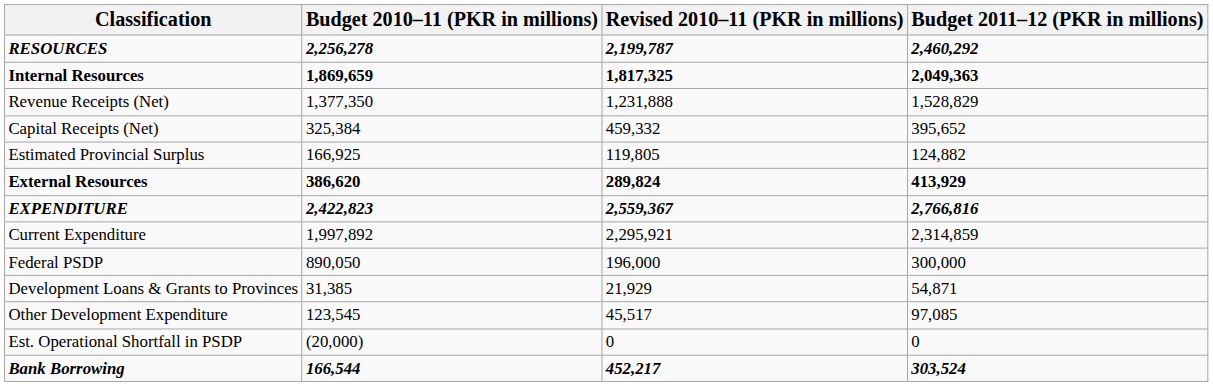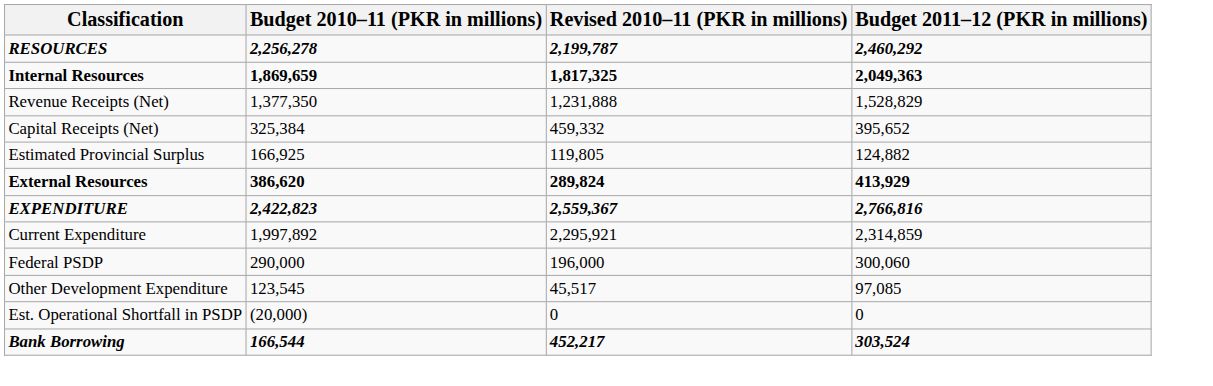(333, 261) 890,050 -> (277, 261) 290,000
(939, 261) 300,000 -> (883, 261) 300,060
- row: (153, 288)
